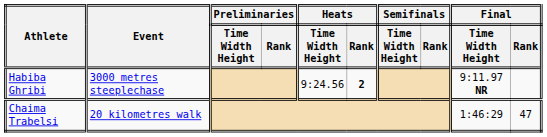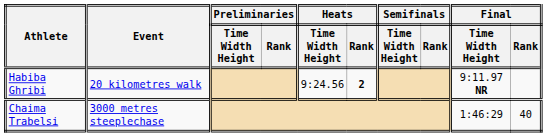(127, 83) 3000 metres steeplechase -> (146, 83) 20 kilometres walk
(146, 115) 20 kilometres walk -> (127, 115) 3000 metres steeplechase
(526, 115) 47 -> (526, 115) 40
